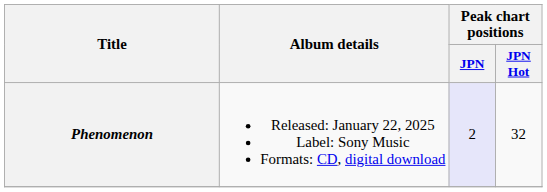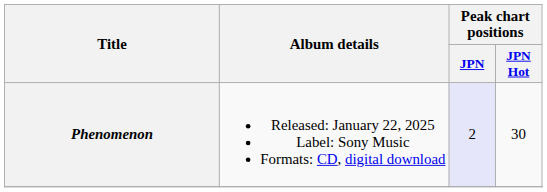(519, 134) 32 -> (519, 134) 30
